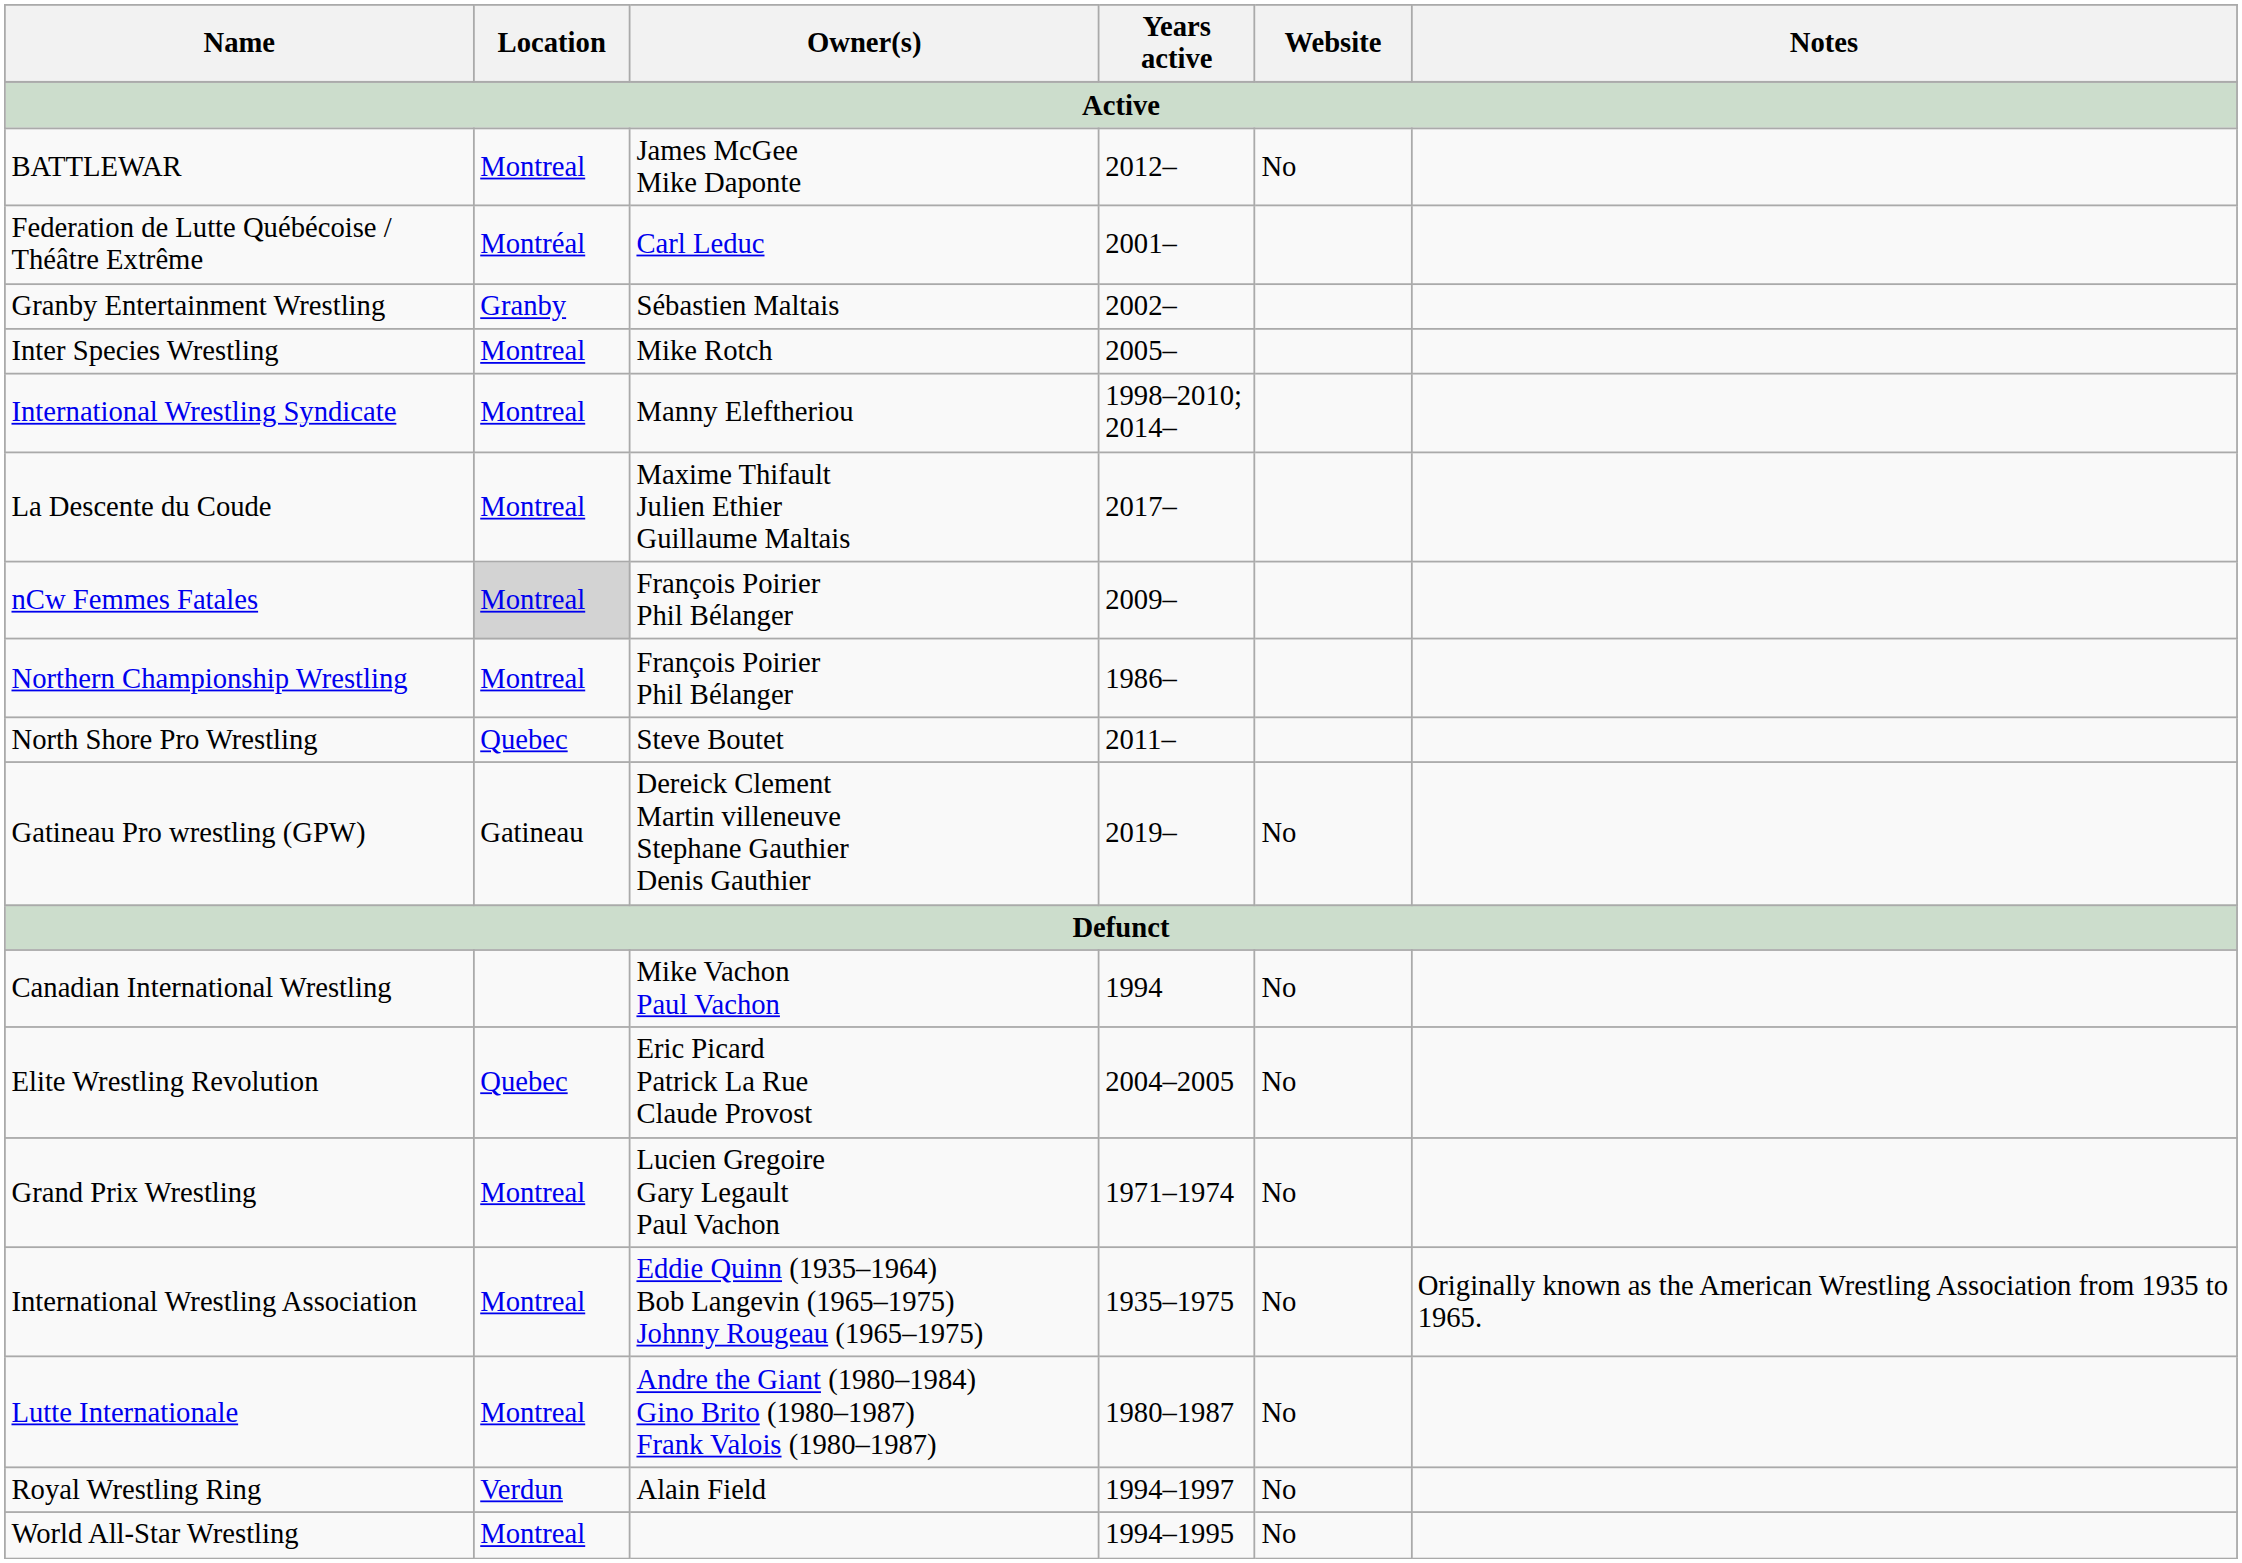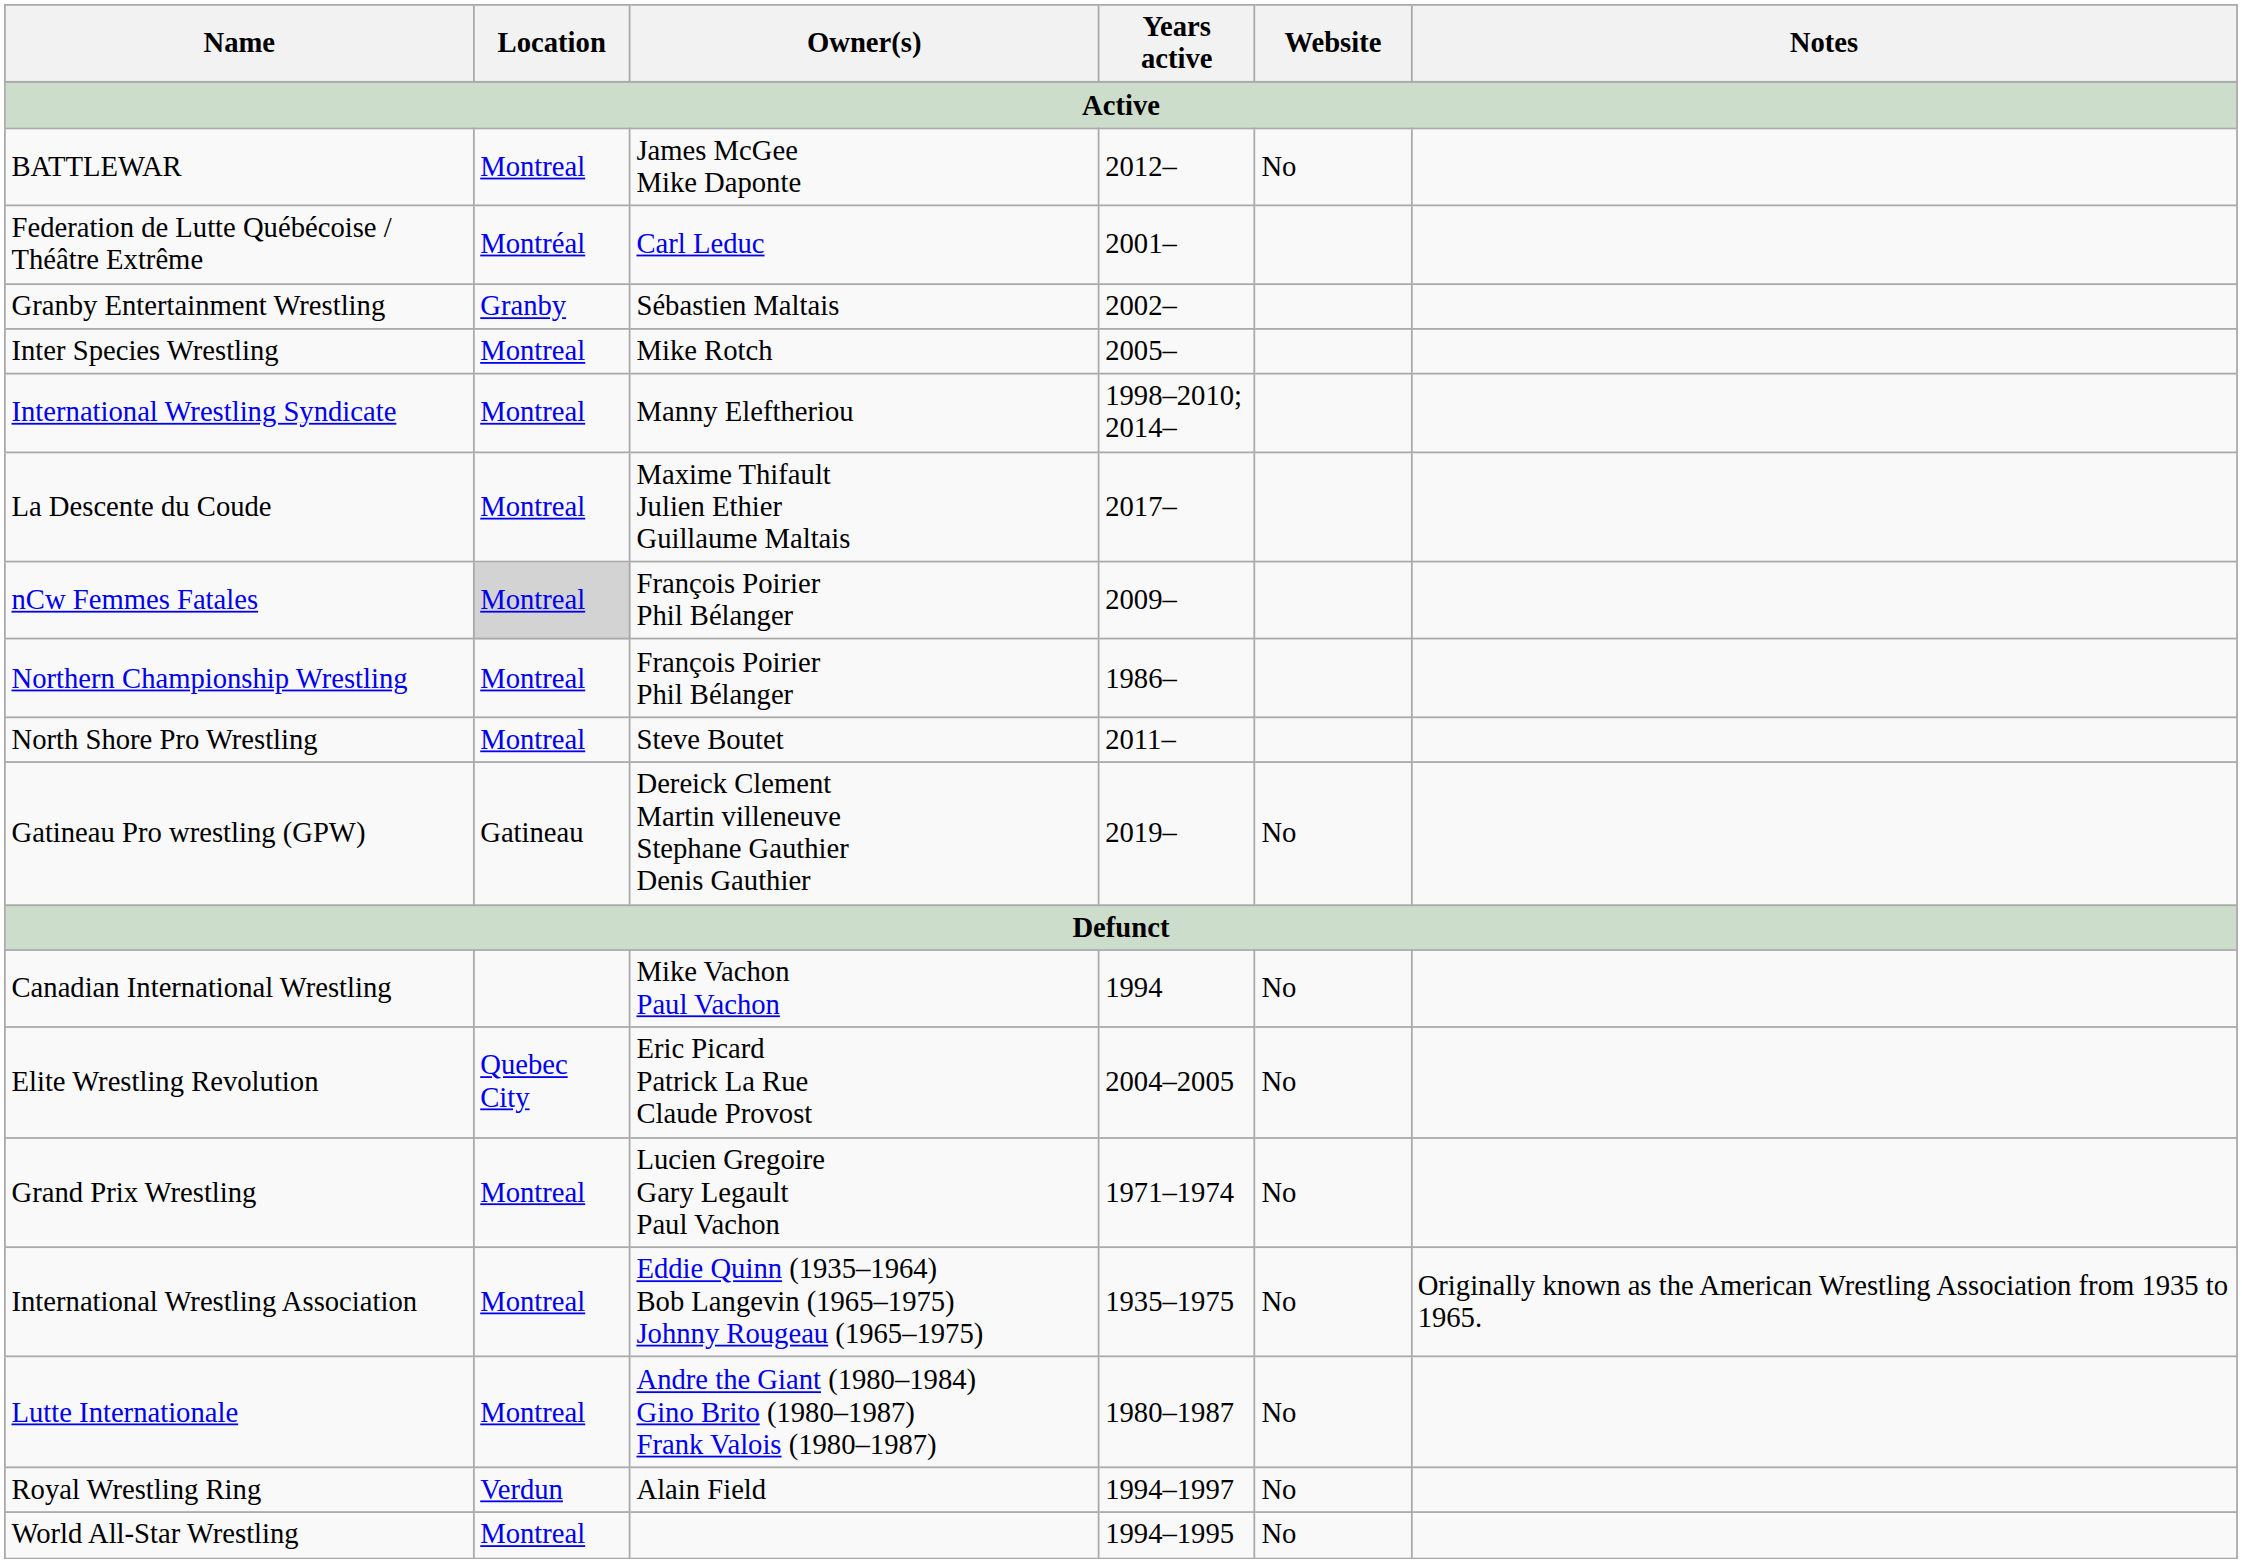(524, 739) Quebec -> (533, 739) Montreal
(524, 1081) Quebec -> (524, 1081) Quebec City
